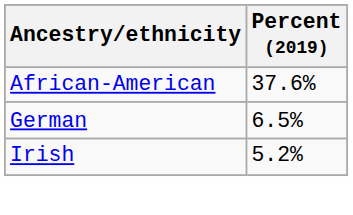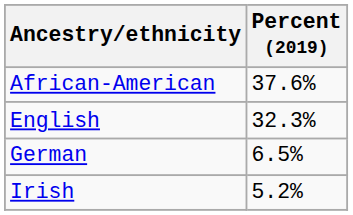+ row: (55, 120)
